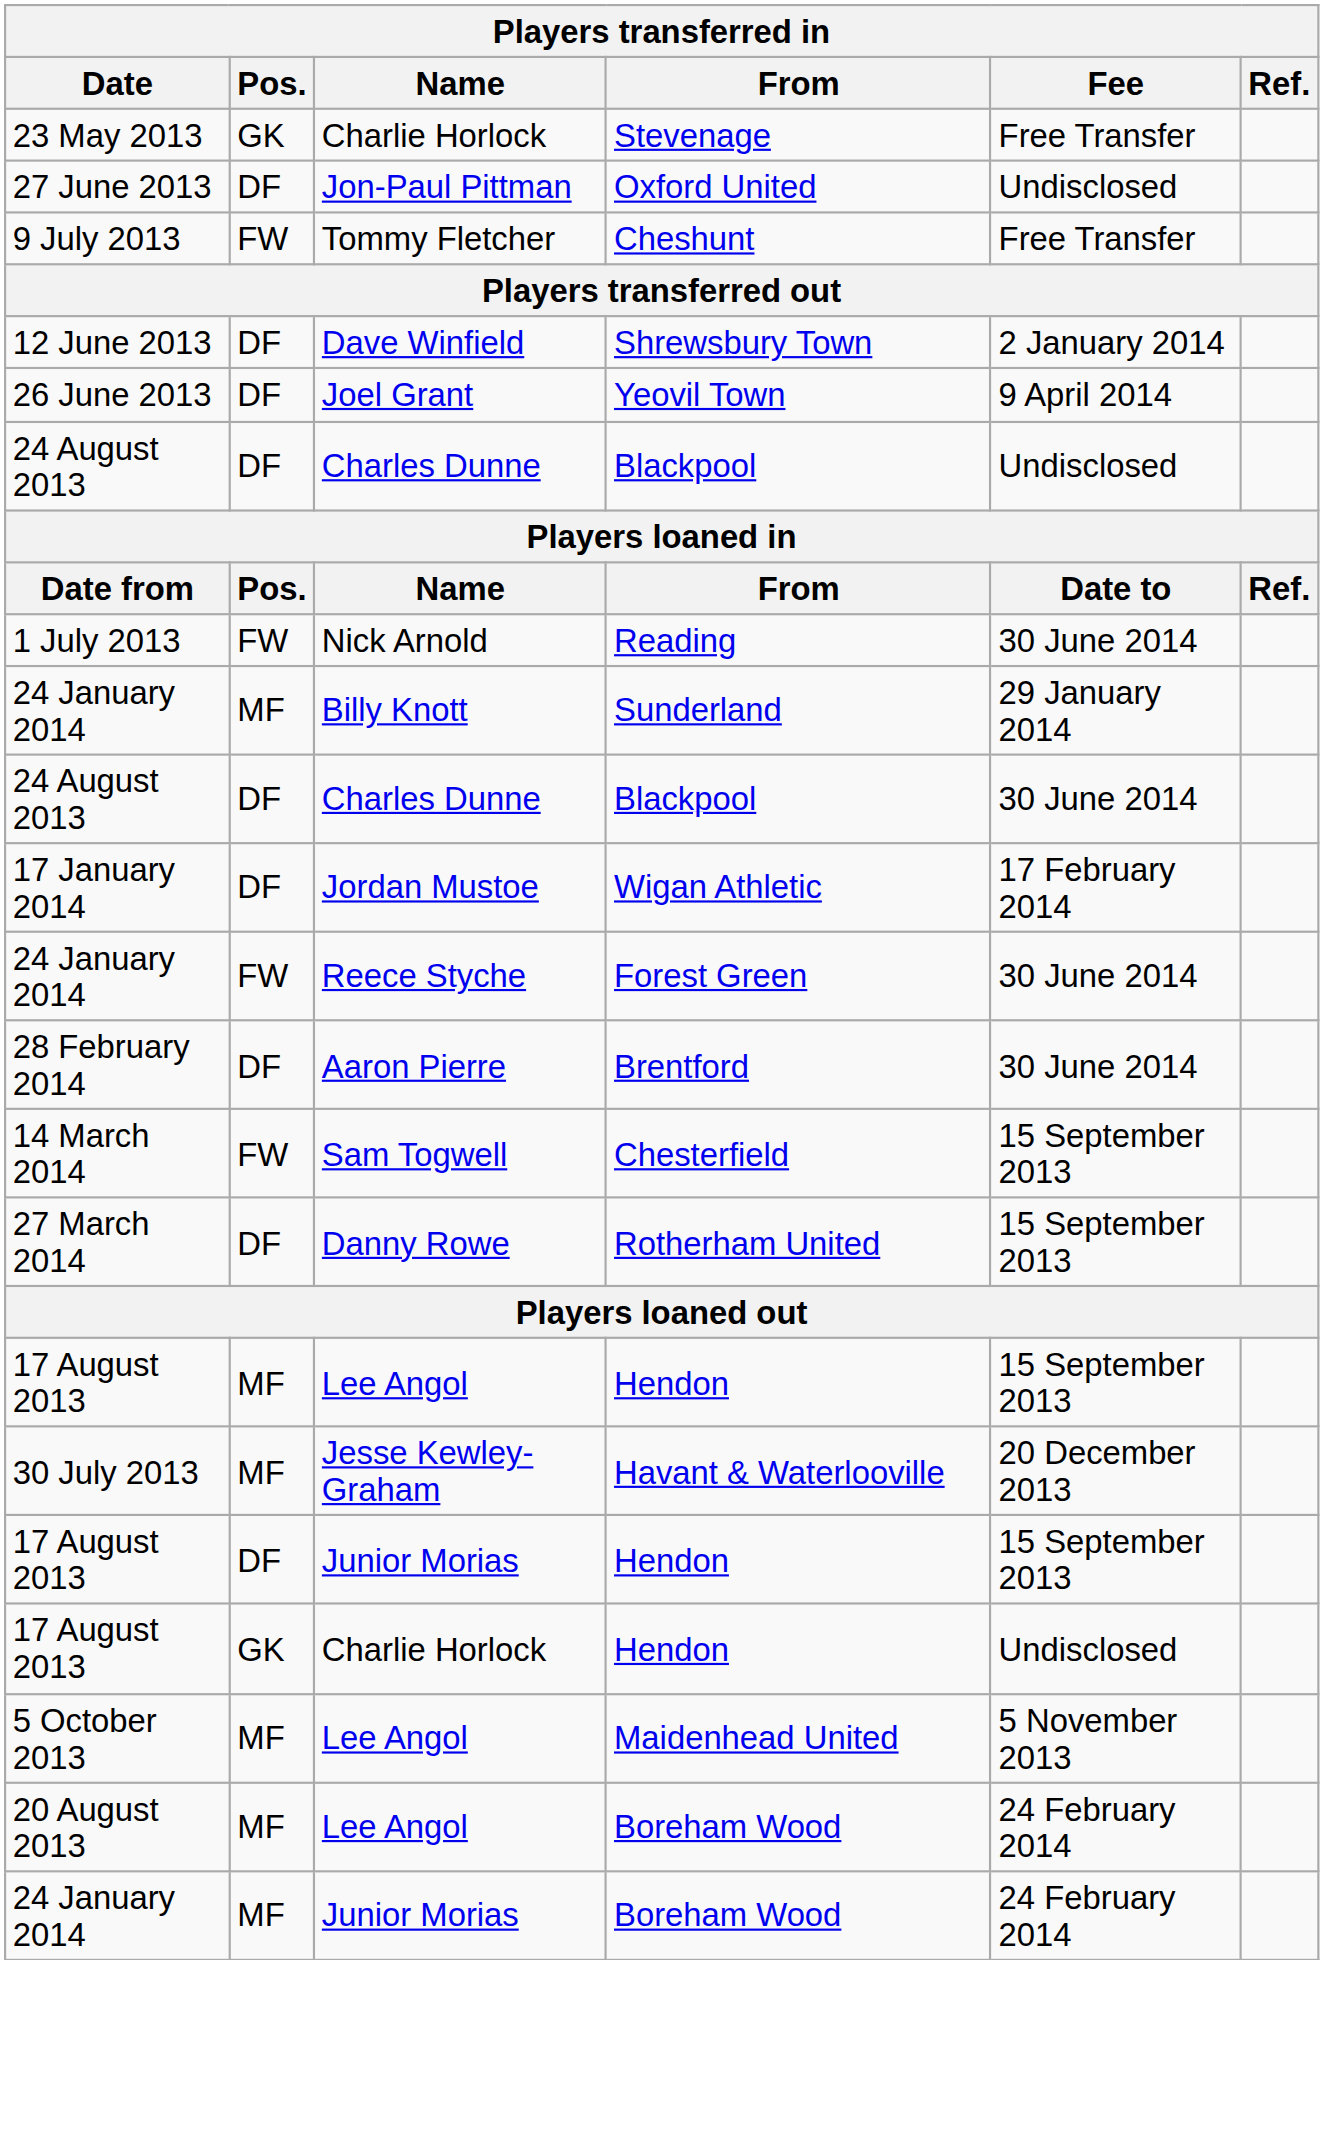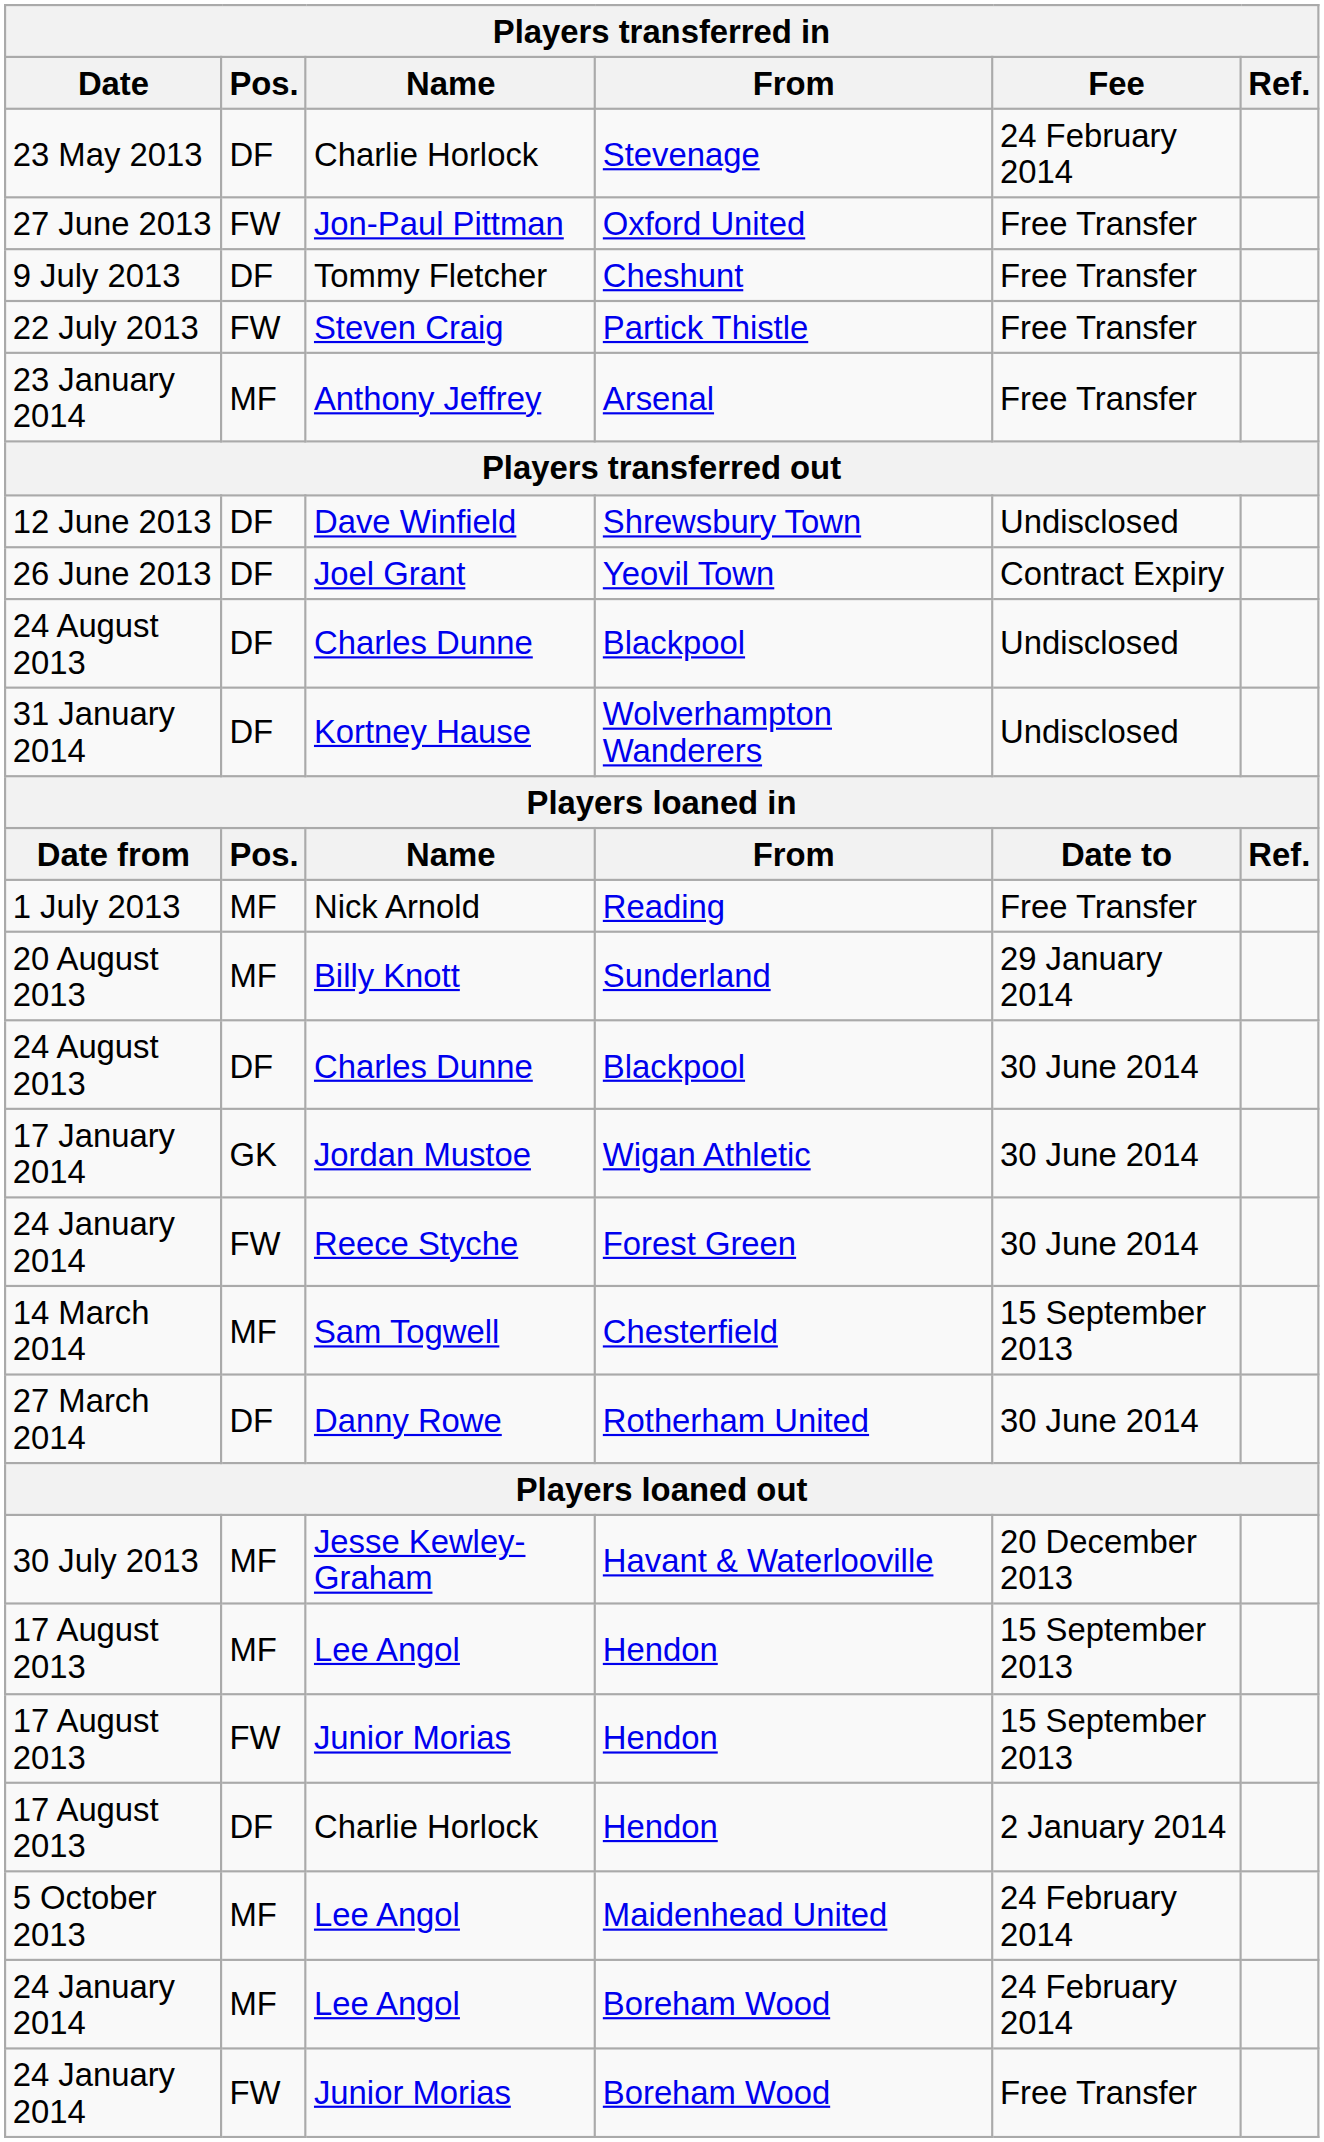(261, 135) GK -> (251, 154) DF
(1097, 135) Free Transfer -> (1088, 154) 24 February 2014
(259, 187) DF -> (255, 224) FW
(1088, 187) Undisclosed -> (1098, 224) Free Transfer
(263, 239) FW -> (251, 276) DF
+ row: (409, 328)
+ row: (428, 398)
(1112, 343) 2 January 2014 -> (1089, 520) Undisclosed
(1085, 395) 9 April 2014 -> (1112, 572) Contract Expiry
+ row: (422, 732)
(263, 640) FW -> (253, 906) MF
(1098, 640) 30 June 2014 -> (1098, 906) Free Transfer
(94, 710) 24 January 2014 -> (86, 976) 20 August 2013
(259, 887) DF -> (253, 1154) GK
(1087, 887) 17 February 2014 -> (1099, 1154) 30 June 2014
- row: (414, 1065)
(263, 1154) FW -> (253, 1331) MF
(1102, 1242) 15 September 2013 -> (1099, 1420) 30 June 2014
rows swapped: (428, 1472) <-> (395, 1383)
(259, 1560) DF -> (255, 1738) FW
(261, 1649) GK -> (251, 1826) DF
(1088, 1649) Undisclosed -> (1113, 1826) 2 January 2014
(1088, 1738) 5 November 2013 -> (1088, 1915) 24 February 2014
(86, 1826) 20 August 2013 -> (94, 2004) 24 January 2014
(261, 1915) MF -> (255, 2092) FW
(1087, 1915) 24 February 2014 -> (1098, 2092) Free Transfer
